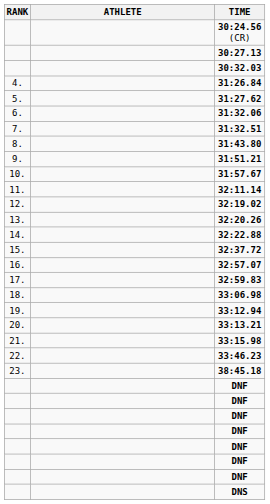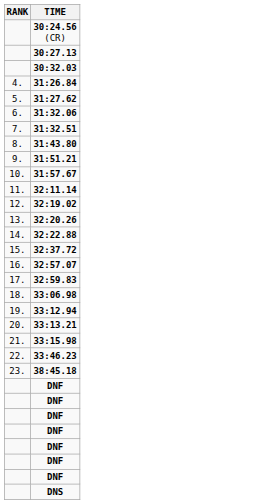- column: (123, 12)
